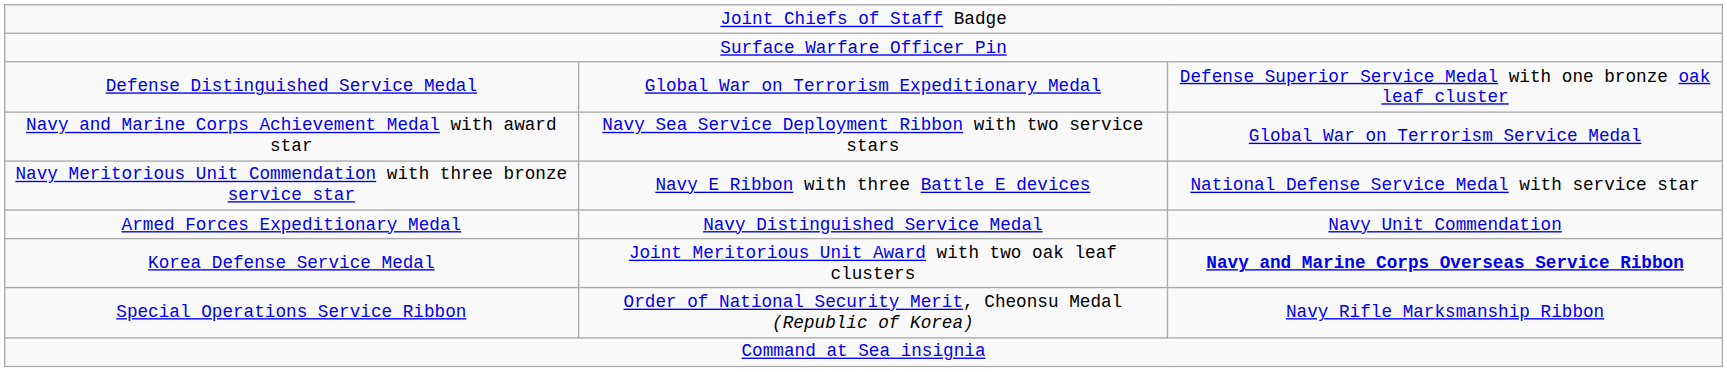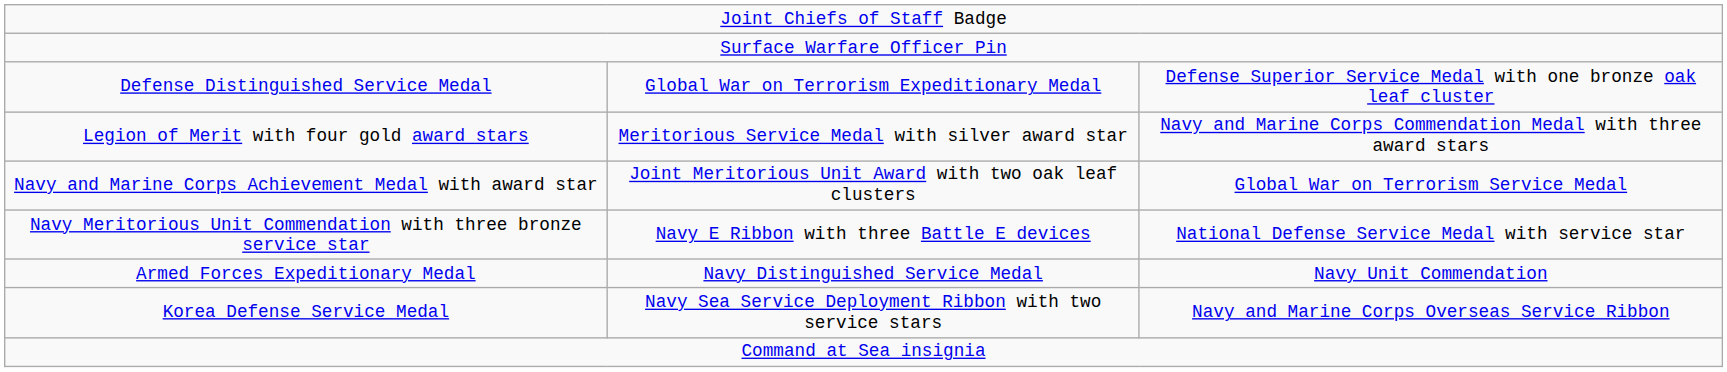+ row: (306, 136)
(873, 136) Navy Sea Service Deployment Ribbon with two service stars -> (873, 185) Joint Meritorious Unit Award with two oak leaf clusters
(873, 263) Joint Meritorious Unit Award with two oak leaf clusters -> (873, 313) Navy Sea Service Deployment Ribbon with two service stars
(1445, 263) bold -> (1431, 313) normal
- row: (291, 313)
